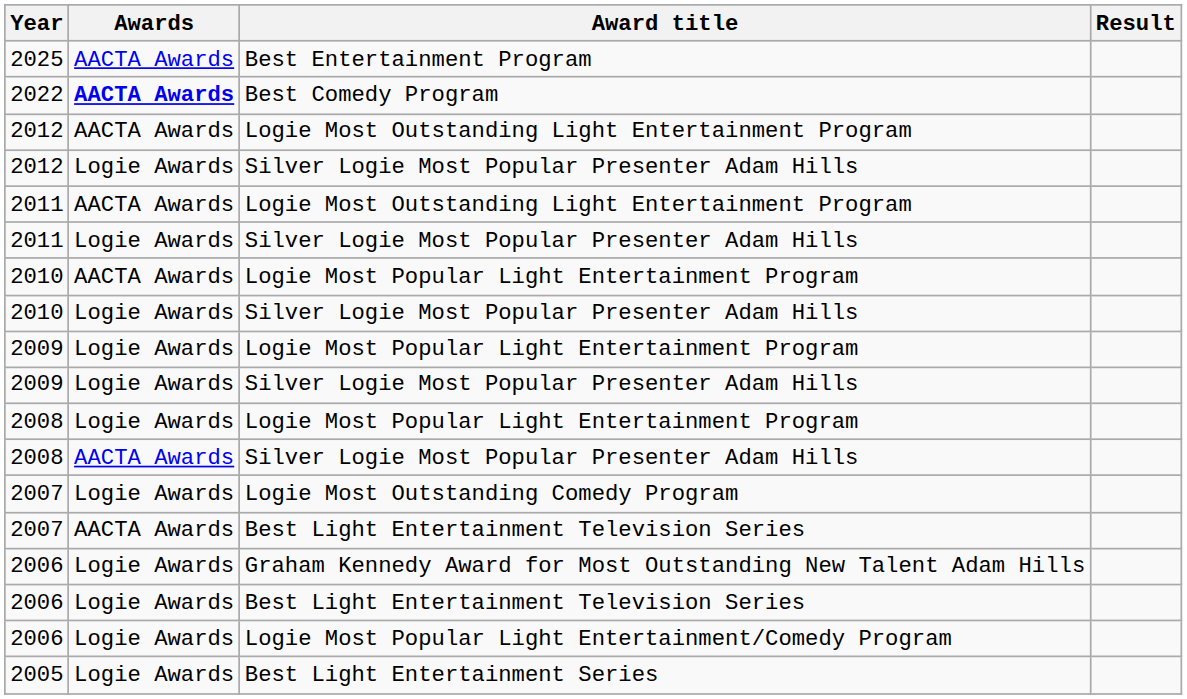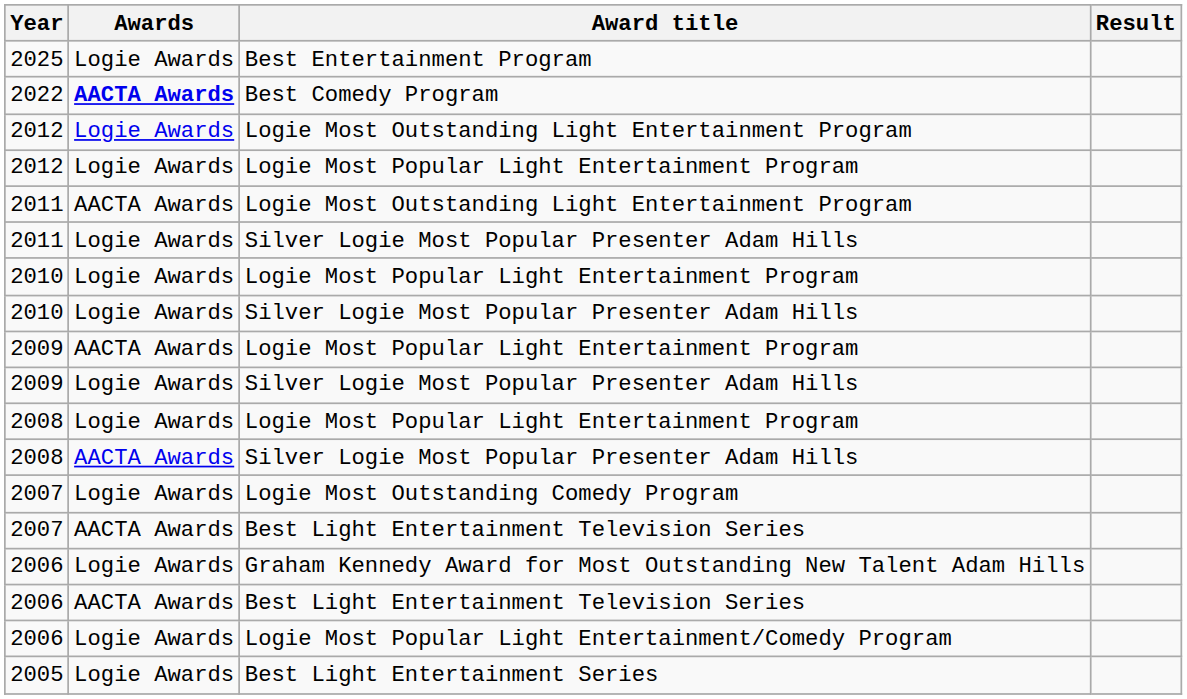(154, 59) AACTA Awards -> (154, 59) Logie Awards
(154, 132) AACTA Awards -> (154, 132) Logie Awards
+ row: (37, 168)
- row: (37, 168)
(154, 277) AACTA Awards -> (154, 277) Logie Awards
(154, 349) Logie Awards -> (154, 349) AACTA Awards
(154, 603) Logie Awards -> (154, 603) AACTA Awards
